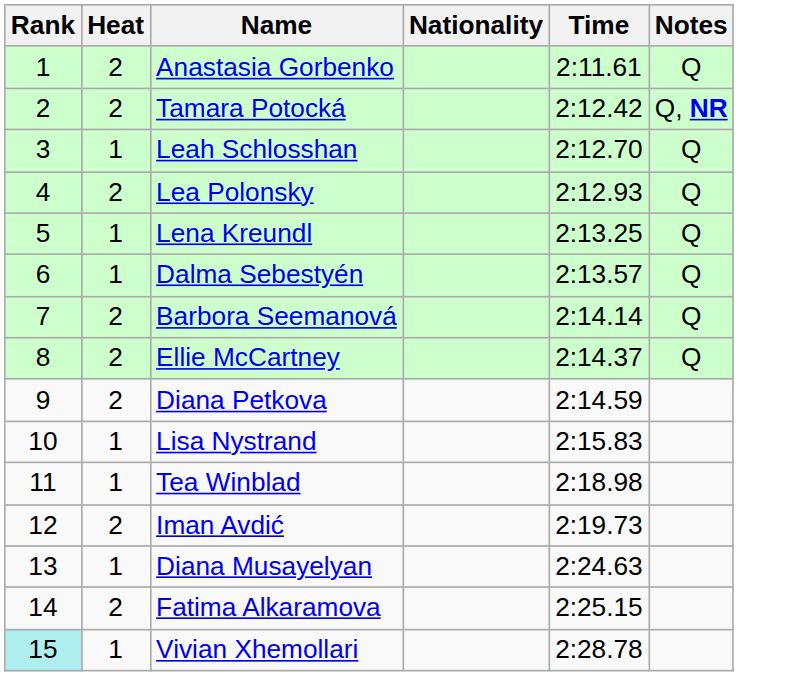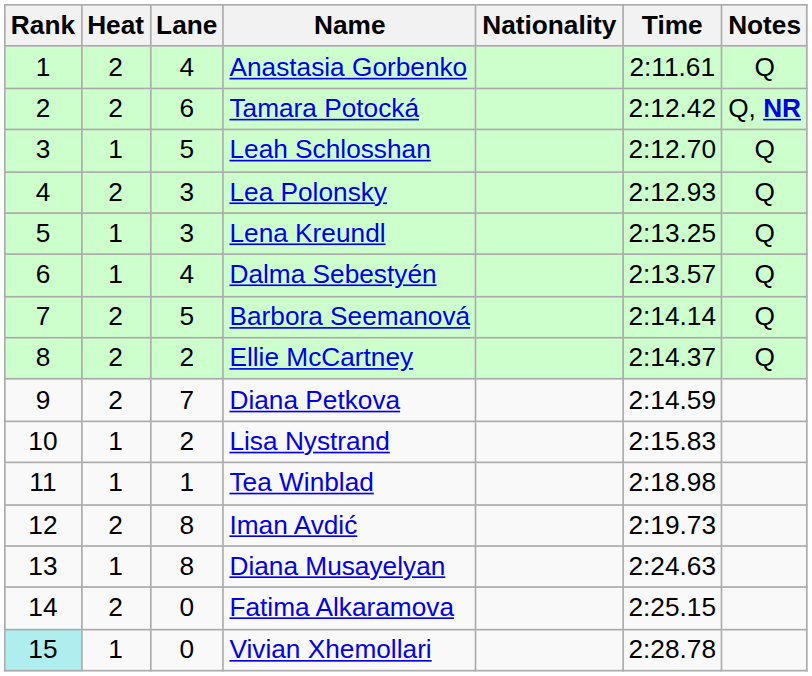+ column: (187, 25)
